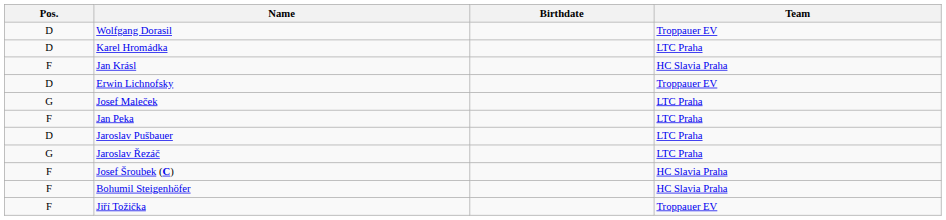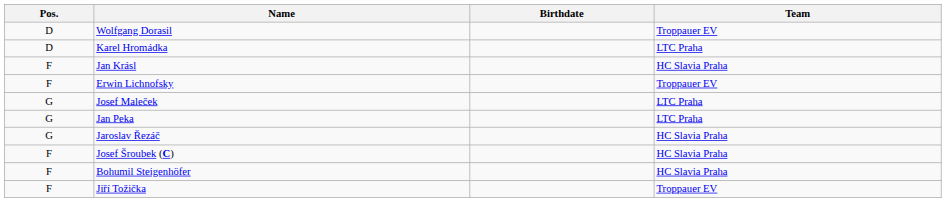(49, 83) D -> (49, 83) F
(49, 119) F -> (49, 119) G
- row: (135, 136)
(679, 154) LTC Praha -> (692, 136) HC Slavia Praha
